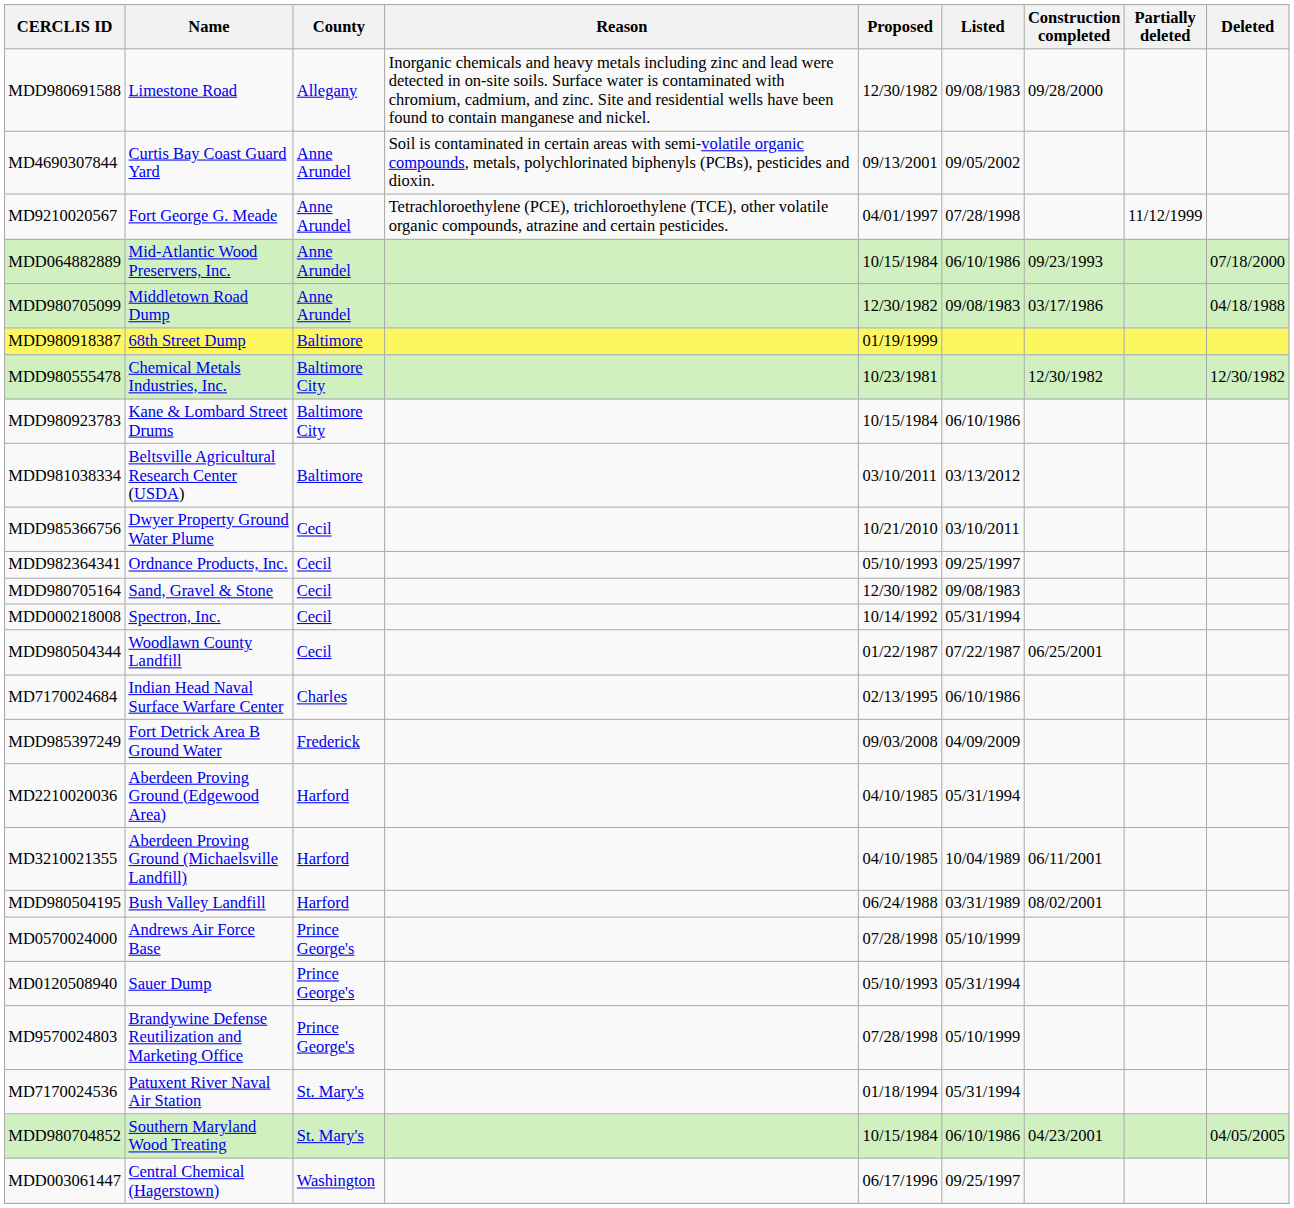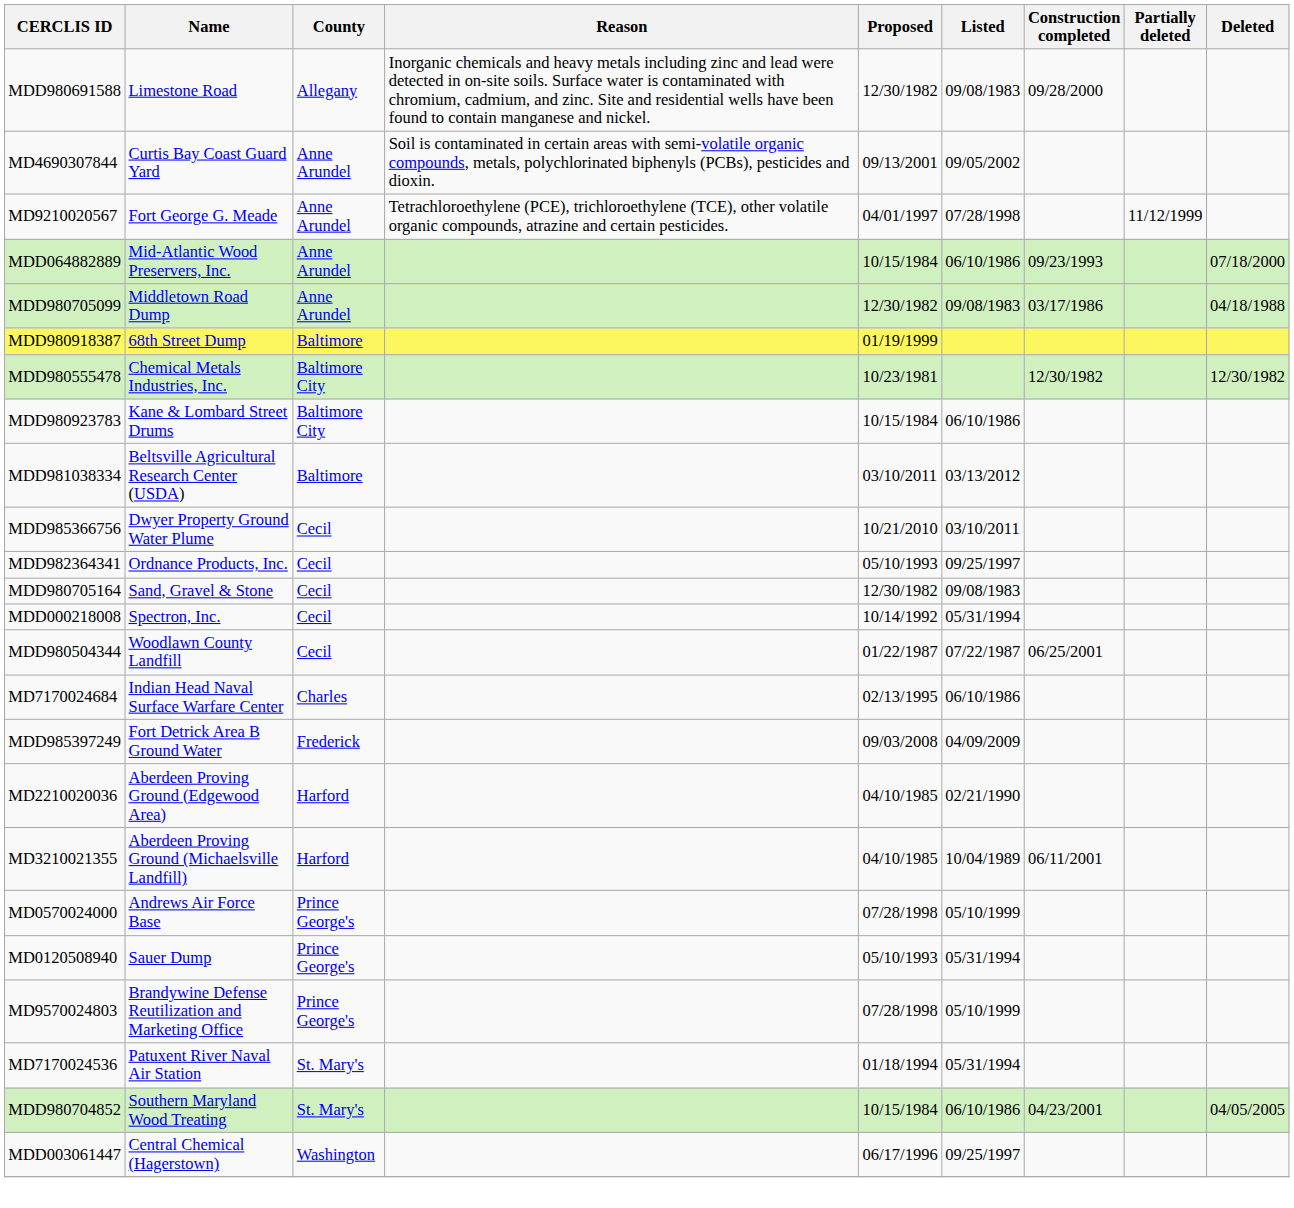(983, 795) 05/31/1994 -> (983, 795) 02/21/1990
- row: (65, 903)
